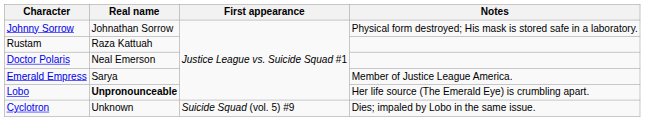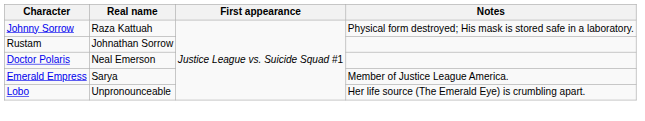(132, 28) Johnathan Sorrow -> (122, 28) Raza Kattuah
(122, 44) Raza Kattuah -> (132, 44) Johnathan Sorrow
(134, 92) bold -> (131, 92) normal
- row: (28, 108)
